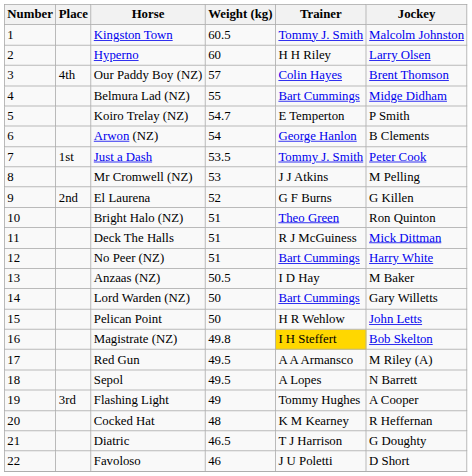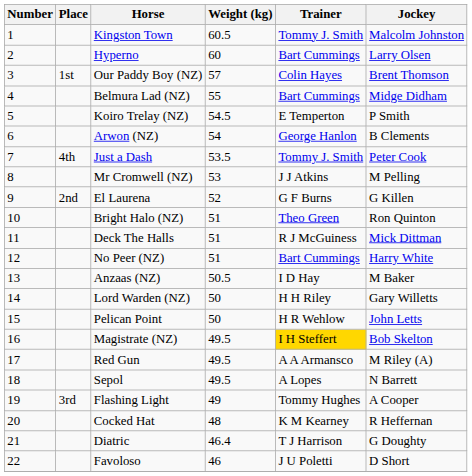(305, 55) H H Riley -> (319, 55) Bart Cummings
(67, 75) 4th -> (66, 75) 1st
(219, 116) 54.7 -> (219, 116) 54.5
(66, 156) 1st -> (67, 156) 4th
(319, 298) Bart Cummings -> (305, 298) H H Riley
(219, 339) 49.8 -> (219, 339) 49.5
(219, 440) 46.5 -> (219, 440) 46.4
